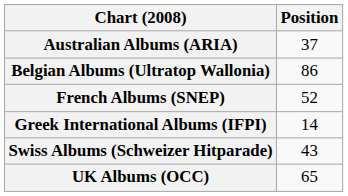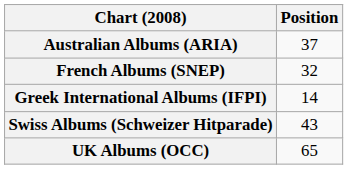- row: (141, 71)
(309, 97) 52 -> (309, 71) 32
